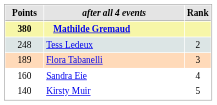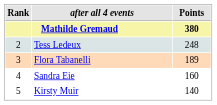columns swapped: (198, 12) <-> (24, 12)
